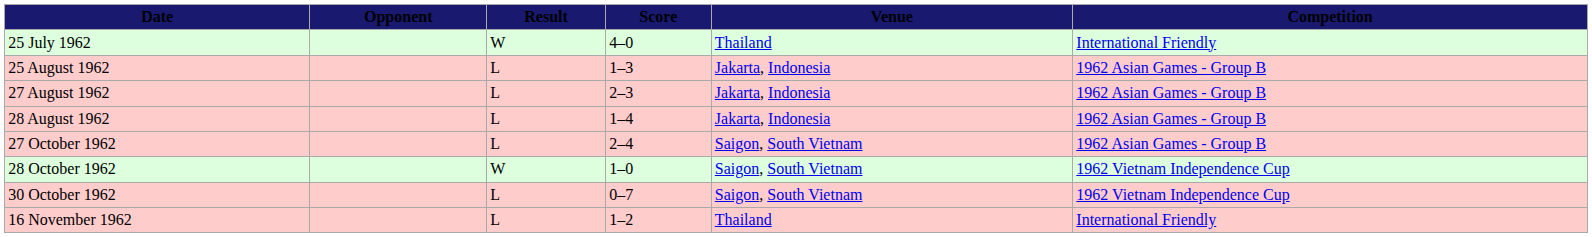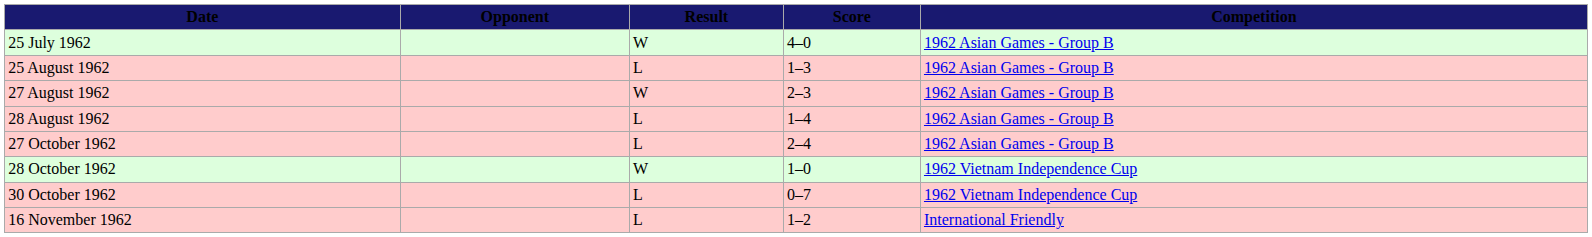- column: (892, 17)
(1146, 42) International Friendly -> (1019, 42) 1962 Asian Games - Group B
(495, 93) L -> (641, 93) W
